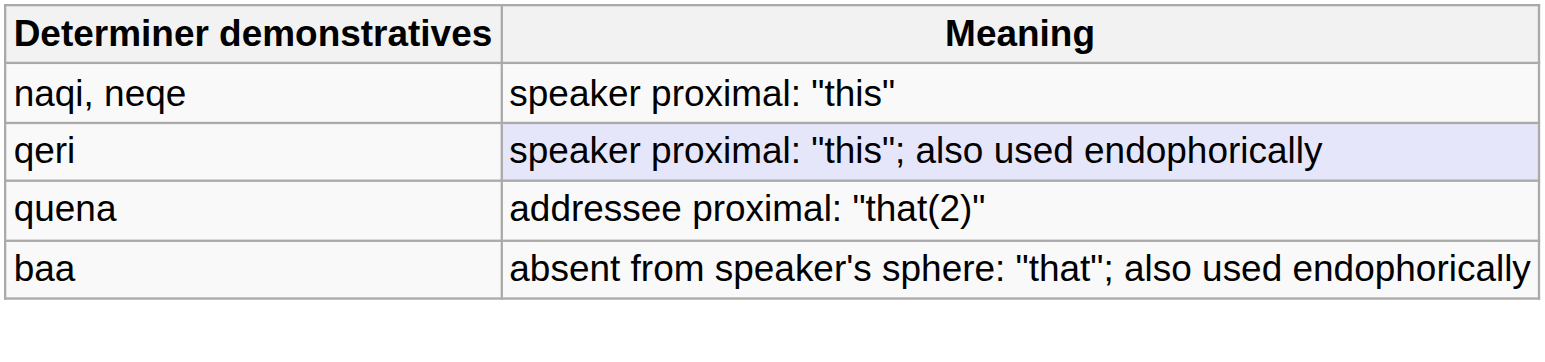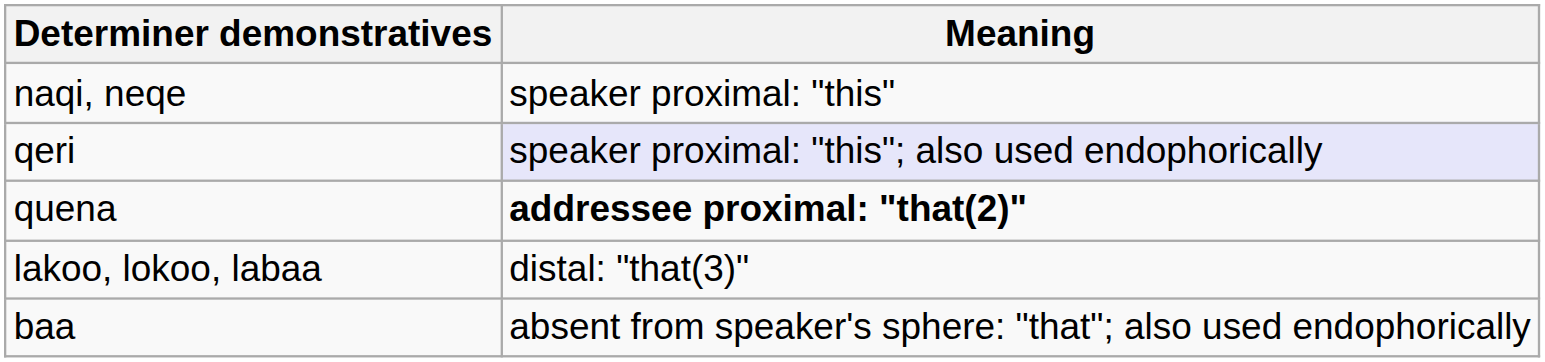(747, 209) normal -> (768, 209) bold
+ row: (168, 268)
